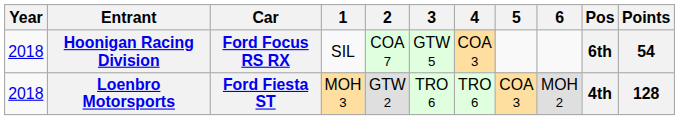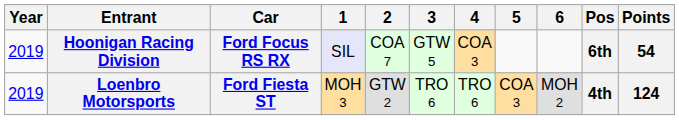(26, 51) 2018 -> (26, 51) 2019
(343, 51) no background -> (343, 51) lavender background
(26, 94) 2018 -> (26, 94) 2019
(646, 94) 128 -> (646, 94) 124
